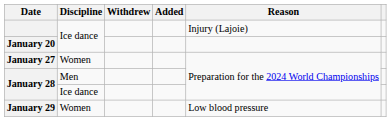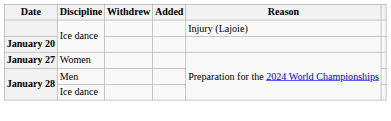- row: (31, 108)
